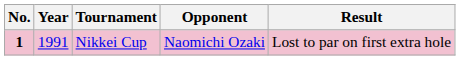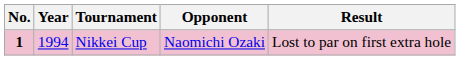(53, 42) 1991 -> (53, 42) 1994
